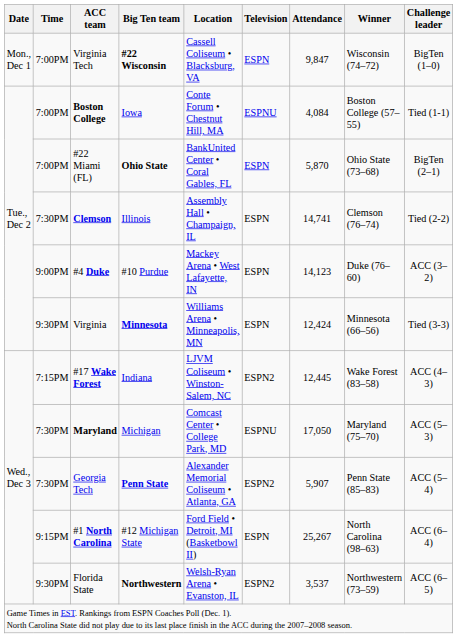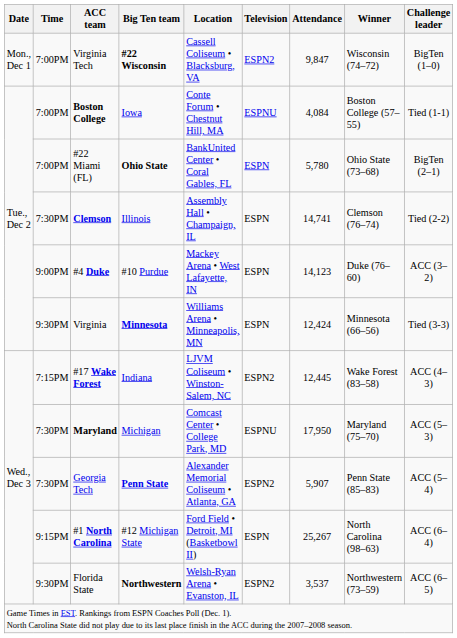(257, 60) ESPN -> (259, 60) ESPN2
(317, 165) 5,870 -> (317, 165) 5,780
(317, 430) 17,050 -> (317, 430) 17,950
